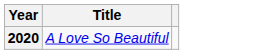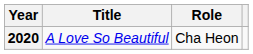+ column: (207, 15)
